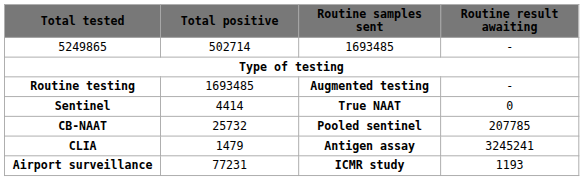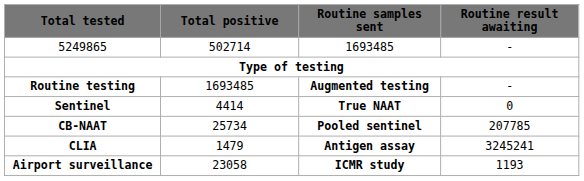(230, 127) 25732 -> (230, 127) 25734
(230, 166) 77231 -> (230, 166) 23058
